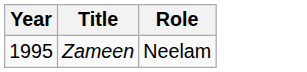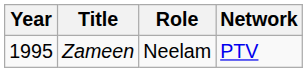+ column: (259, 20)
